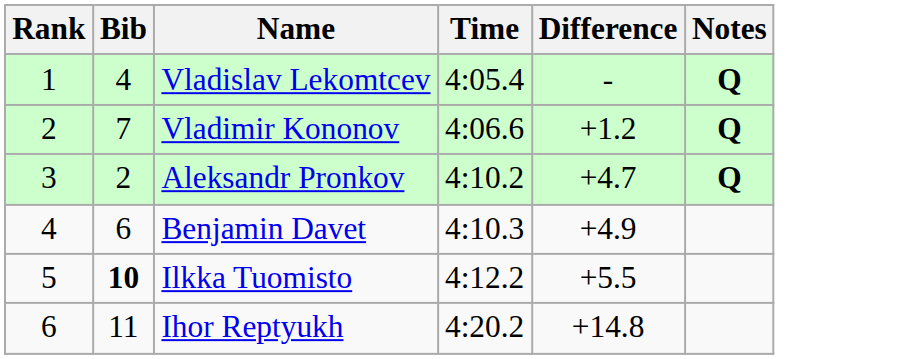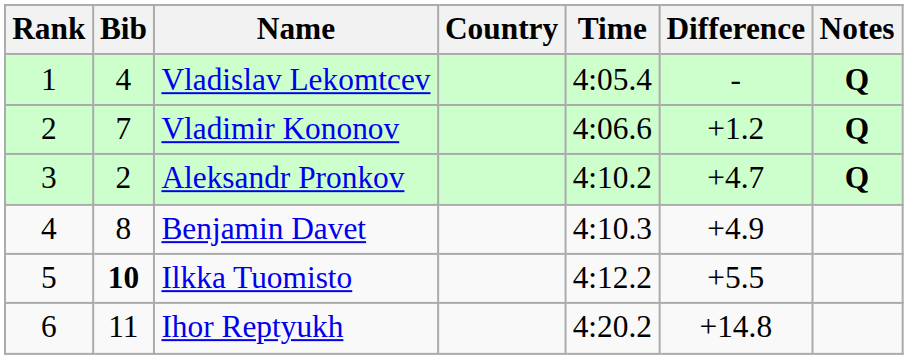+ column: (502, 29)
(123, 228) 6 -> (123, 228) 8
